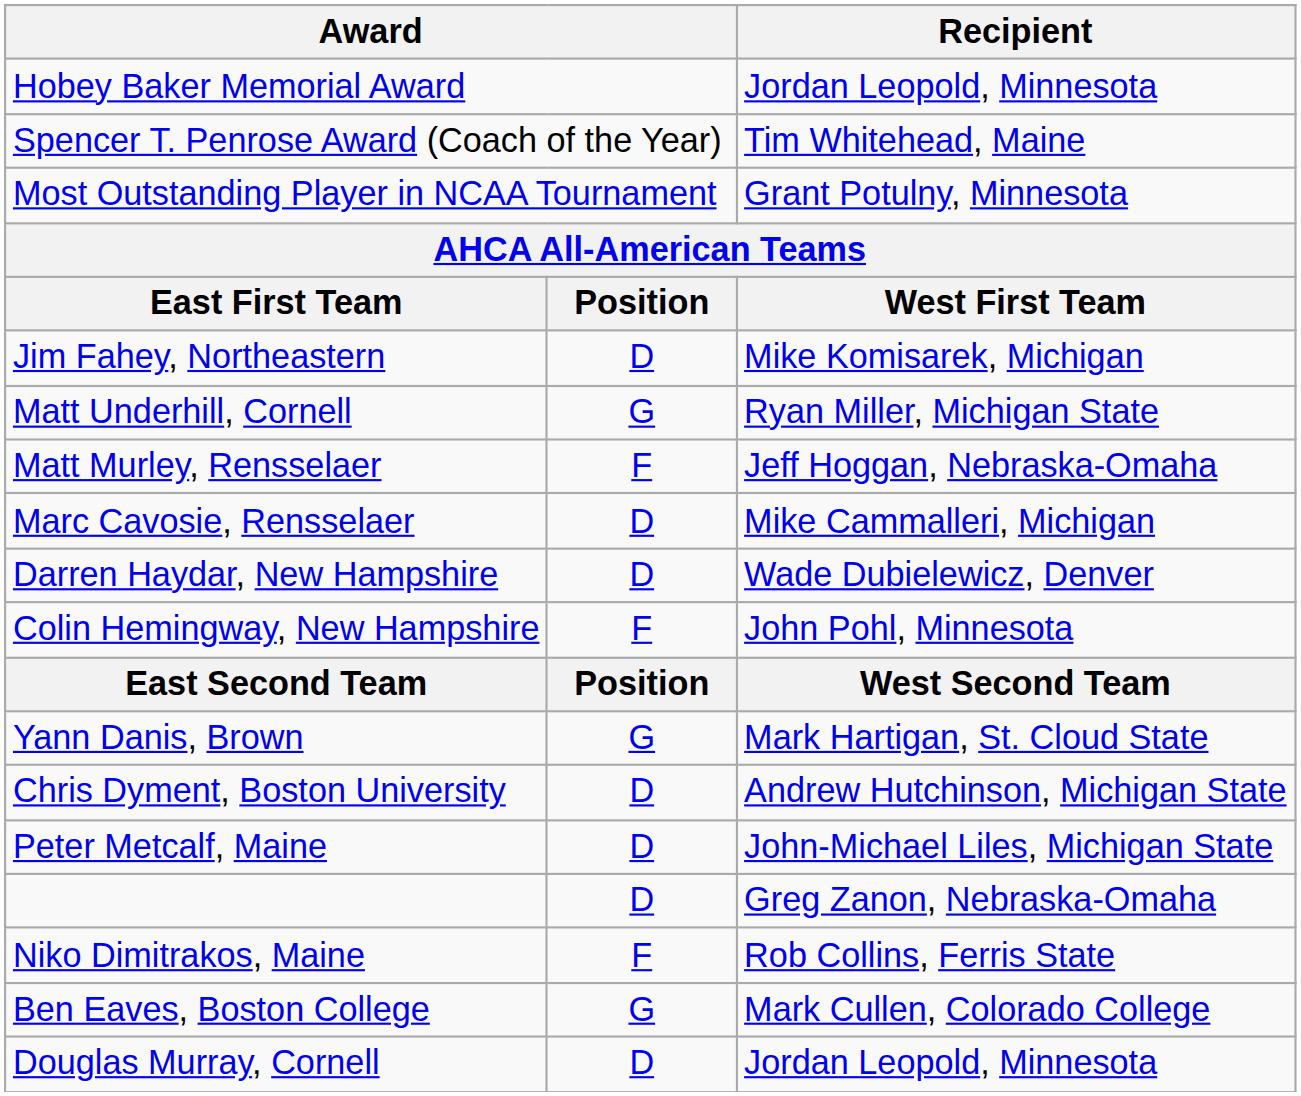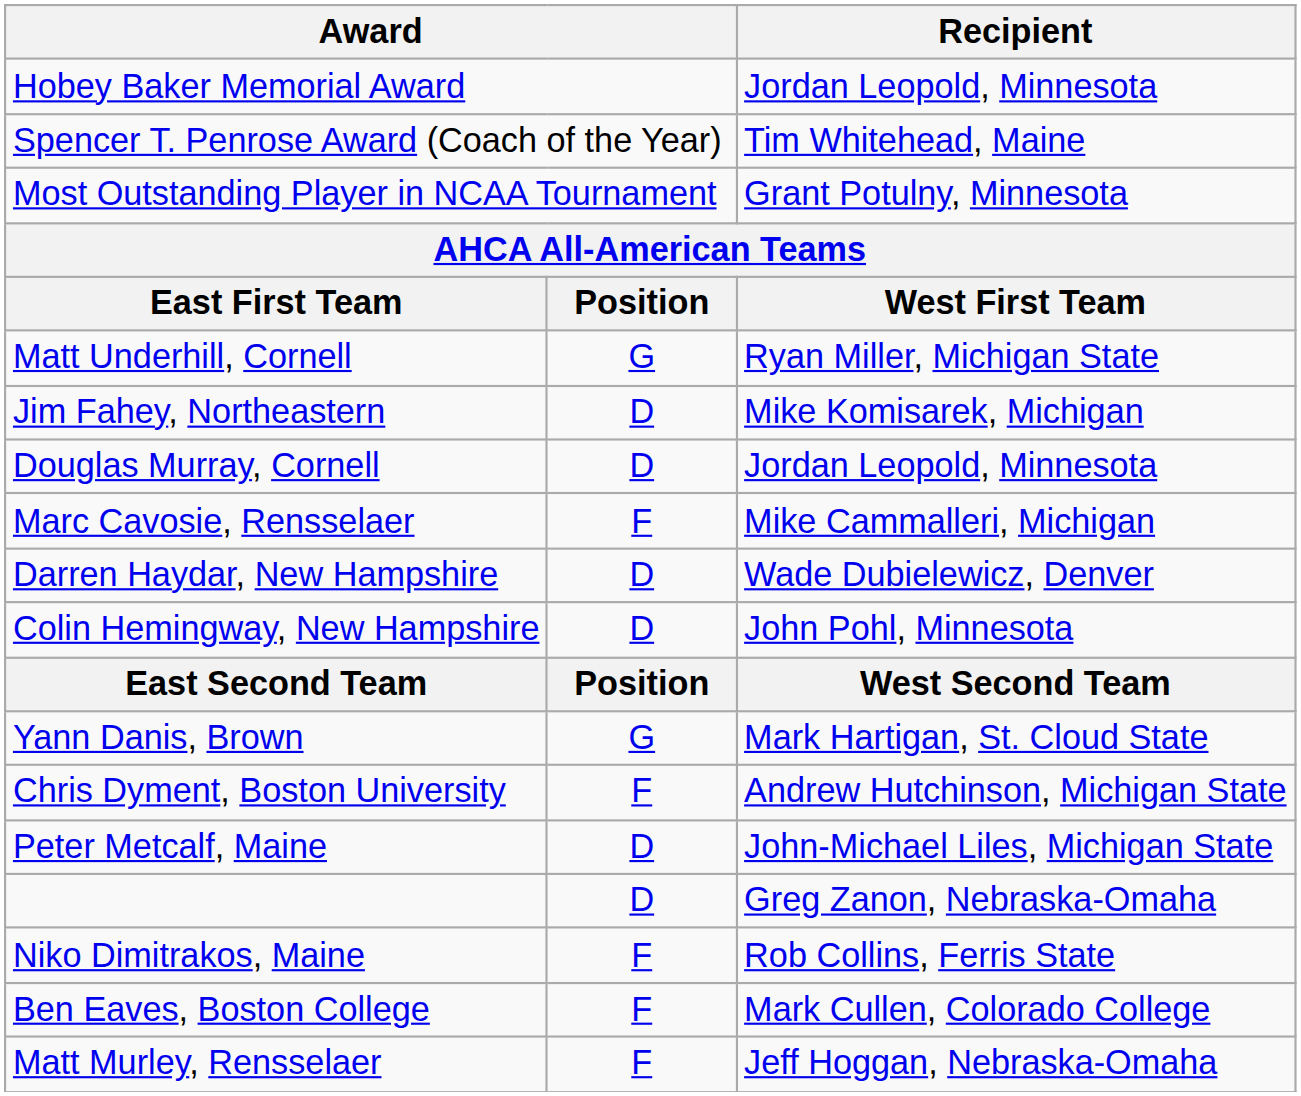rows swapped: (182, 411) <-> (199, 357)
rows swapped: (196, 1063) <-> (197, 466)
(642, 520) D -> (642, 520) F
(642, 628) F -> (642, 628) D
(642, 791) D -> (642, 791) F
(642, 1009) G -> (642, 1009) F
